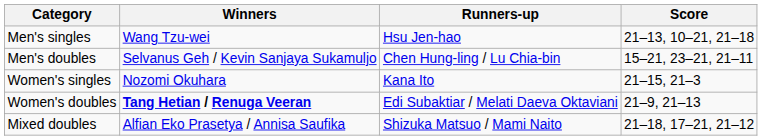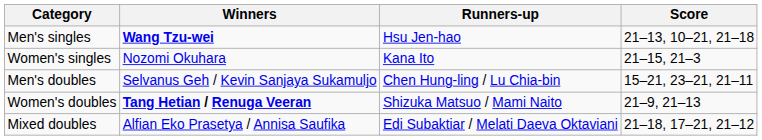(166, 37) normal -> (168, 37) bold
rows swapped: (59, 80) <-> (52, 59)
(500, 102) Edi Subaktiar / Melati Daeva Oktaviani -> (472, 102) Shizuka Matsuo / Mami Naito
(472, 124) Shizuka Matsuo / Mami Naito -> (500, 124) Edi Subaktiar / Melati Daeva Oktaviani
